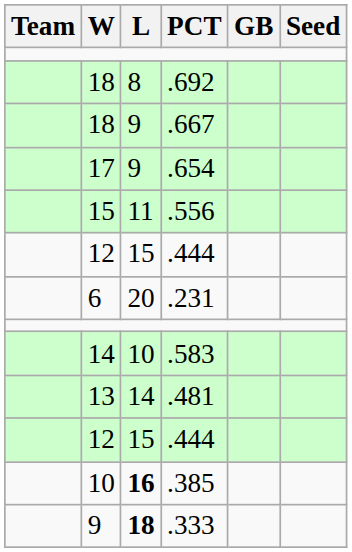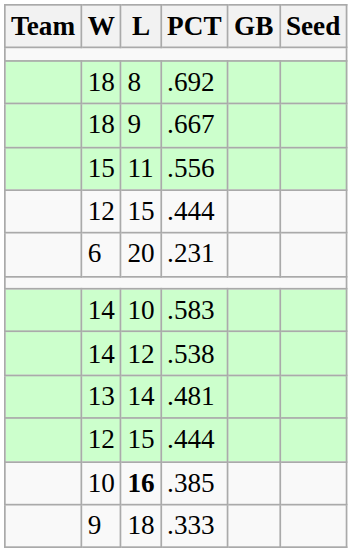- row: (101, 168)
+ row: (101, 353)
(141, 525) bold -> (141, 525) normal
